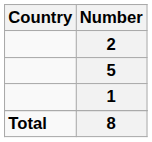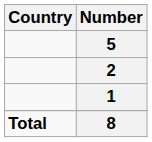rows swapped: (111, 70) <-> (111, 44)
